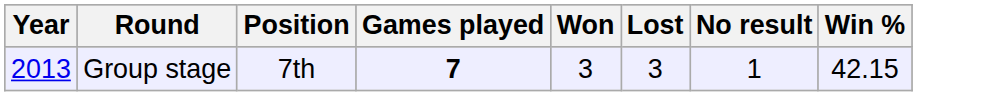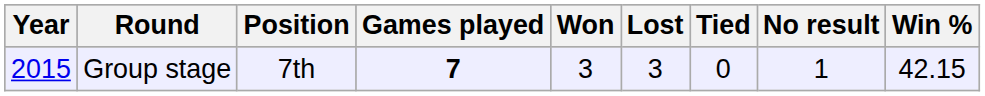+ column: (723, 25)
(41, 68) 2013 -> (41, 68) 2015
